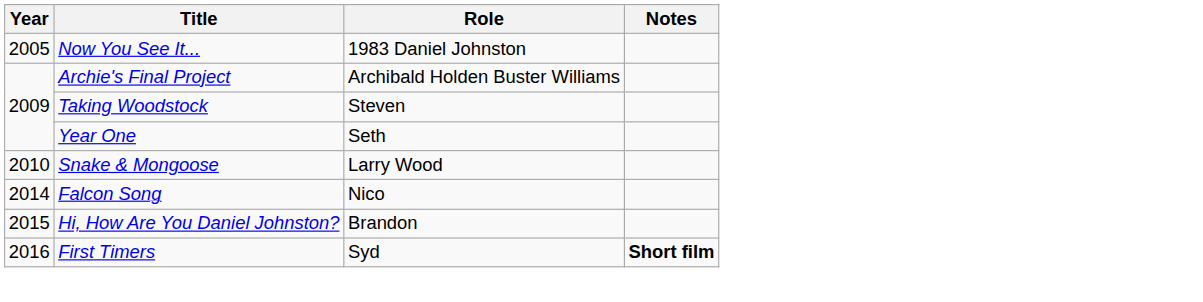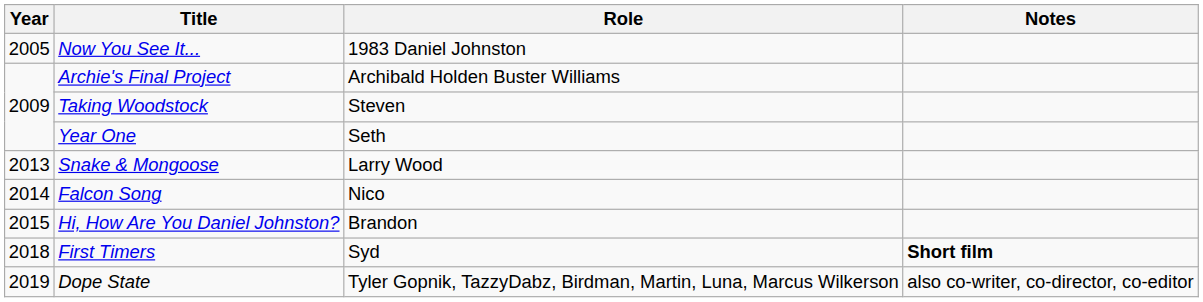(29, 164) 2010 -> (29, 164) 2013
(29, 252) 2016 -> (29, 252) 2018
+ row: (104, 281)
